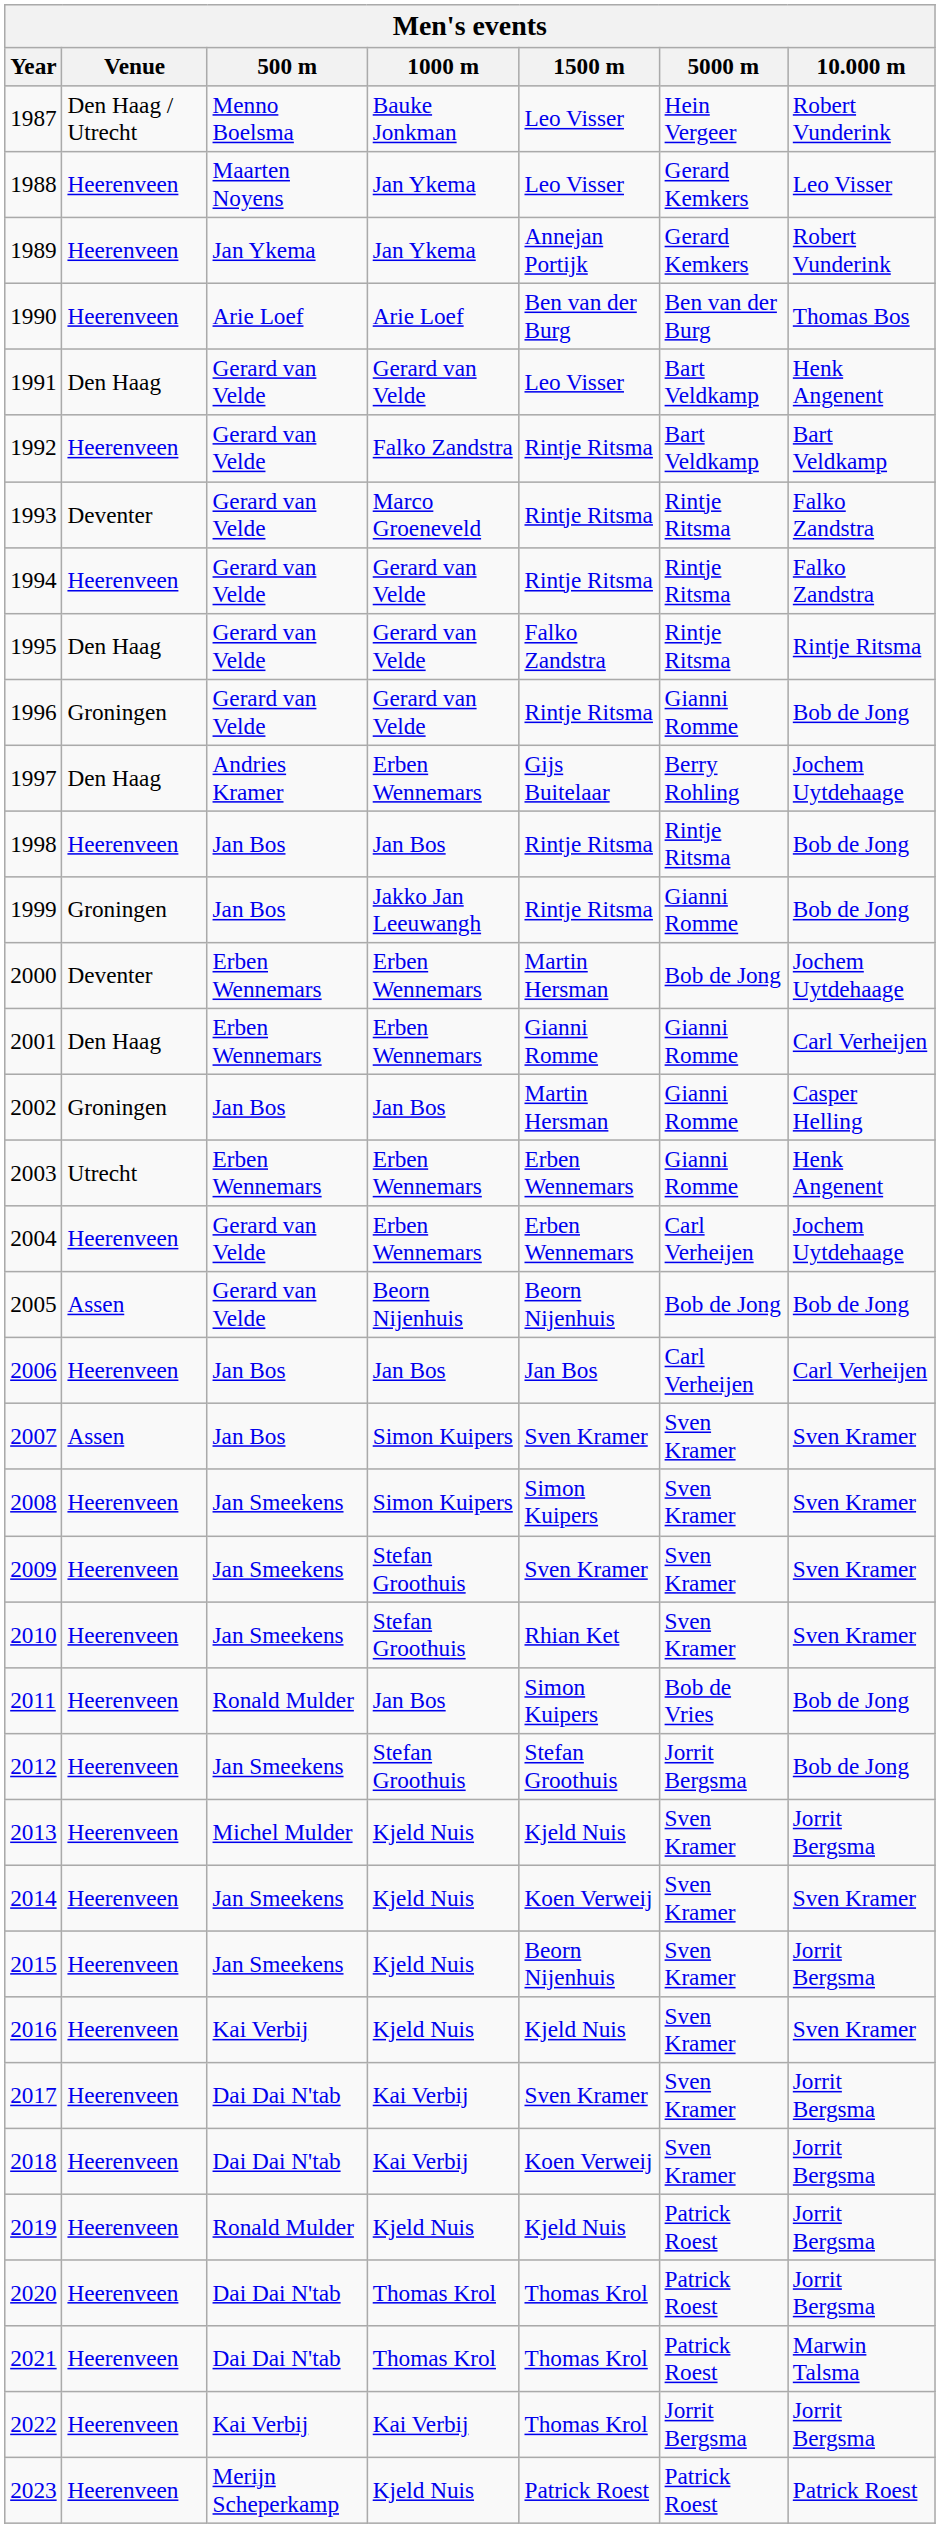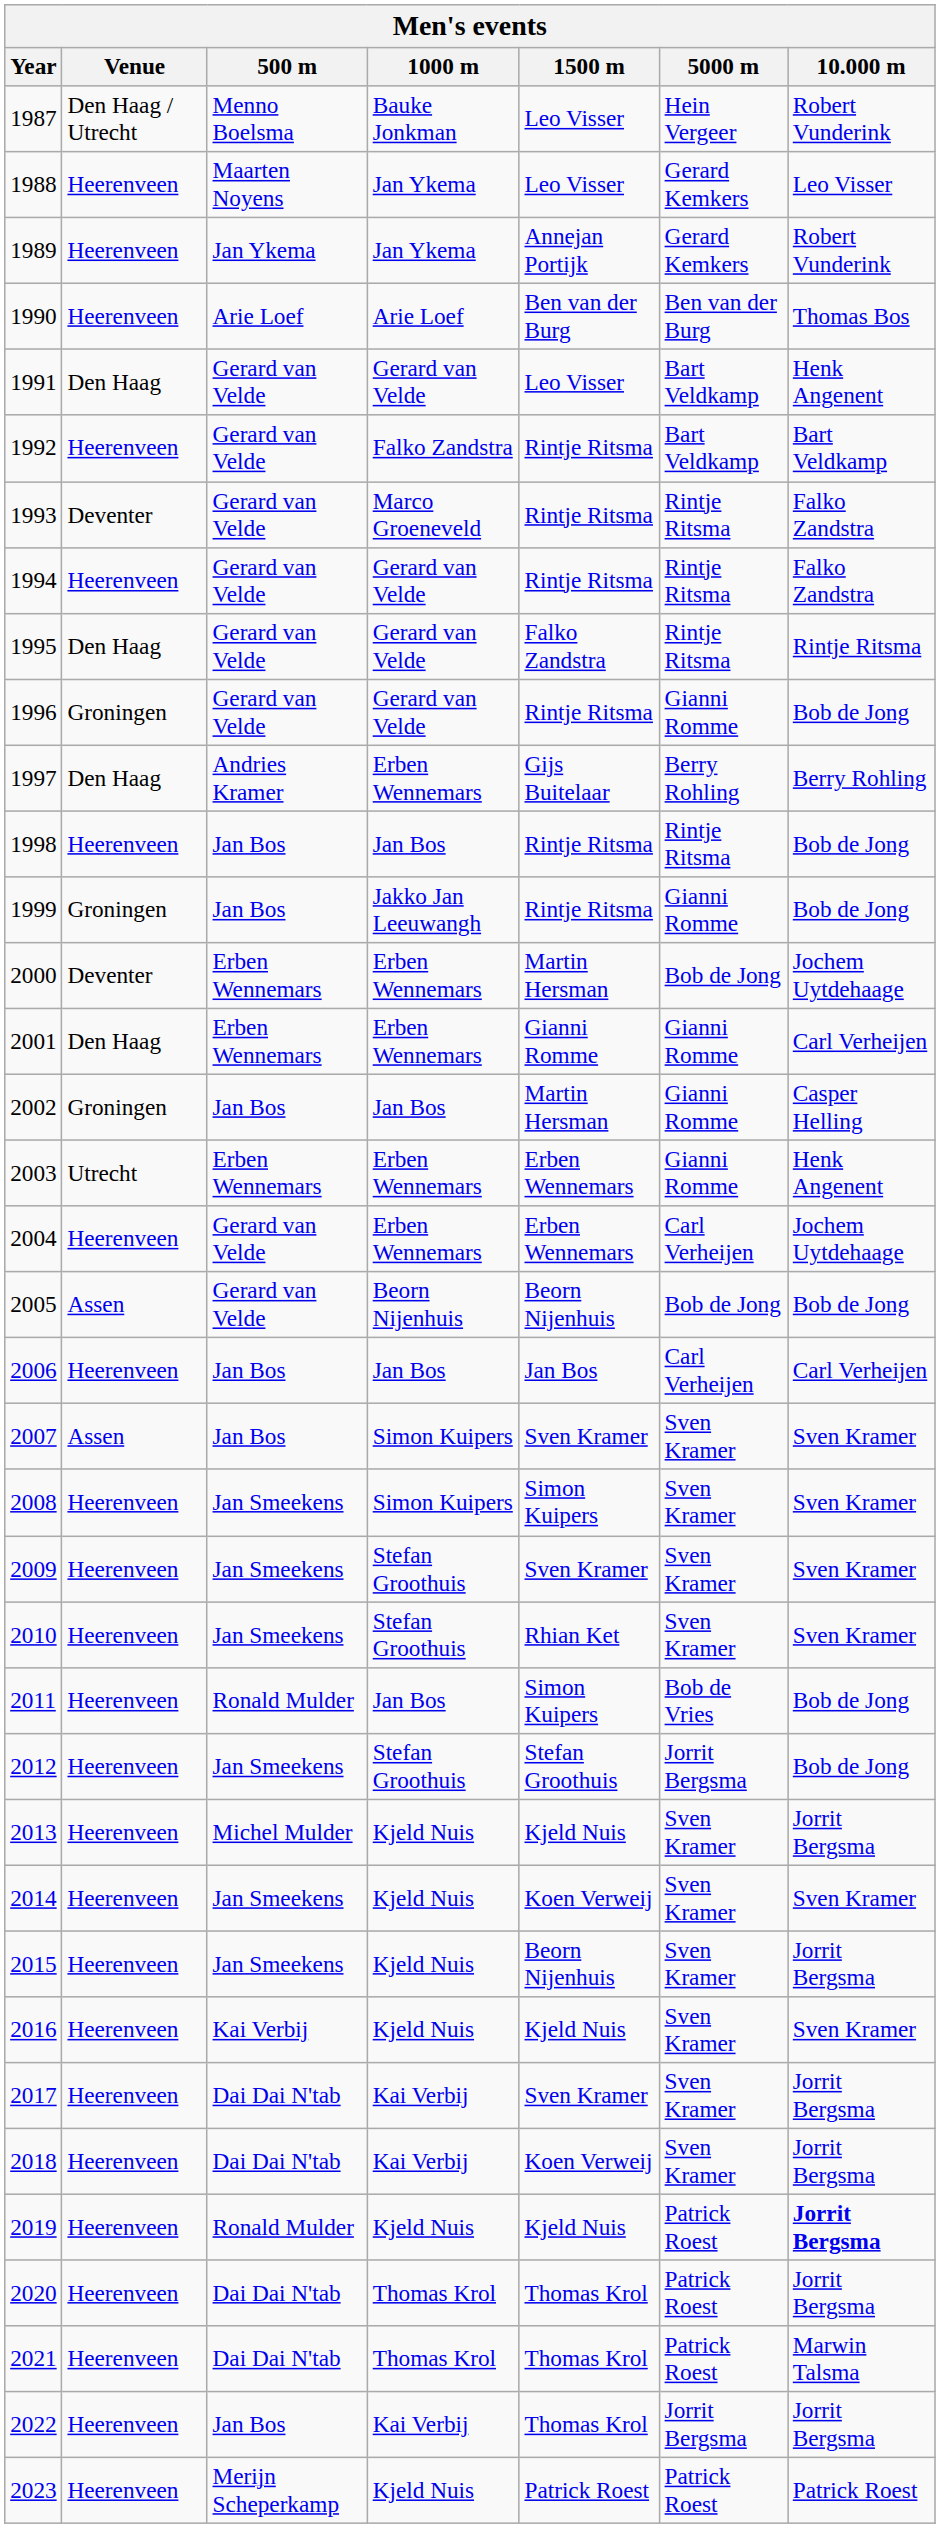(848, 777) Jochem Uytdehaage -> (860, 777) Berry Rohling
(834, 2227) normal -> (837, 2227) bold
(260, 2424) Kai Verbij -> (249, 2424) Jan Bos
